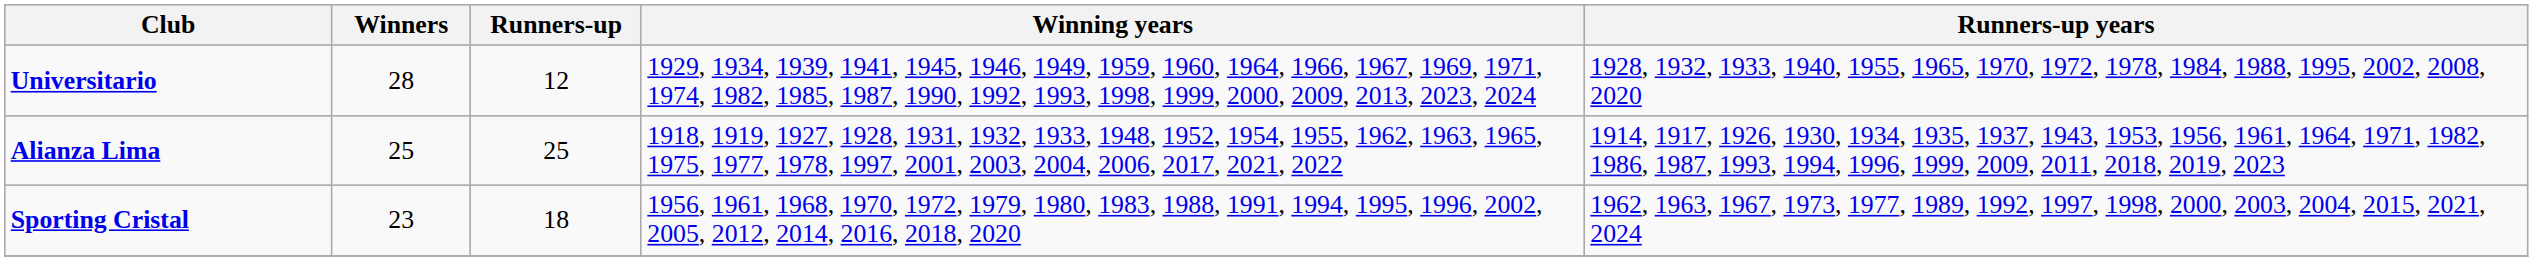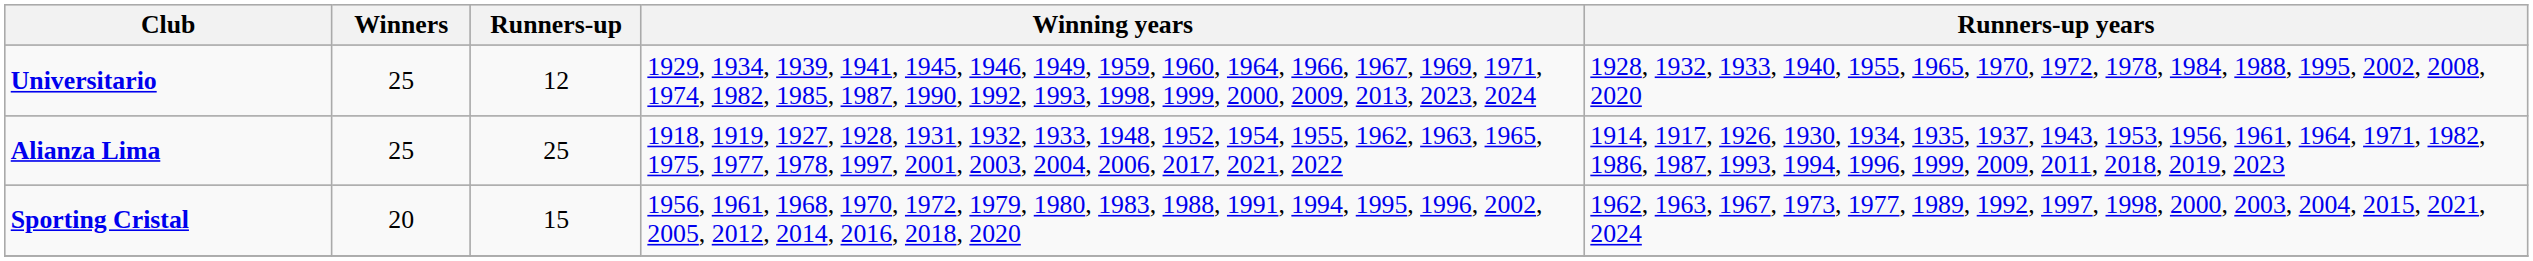(401, 80) 28 -> (401, 80) 25
(401, 219) 23 -> (401, 219) 20
(556, 219) 18 -> (556, 219) 15
